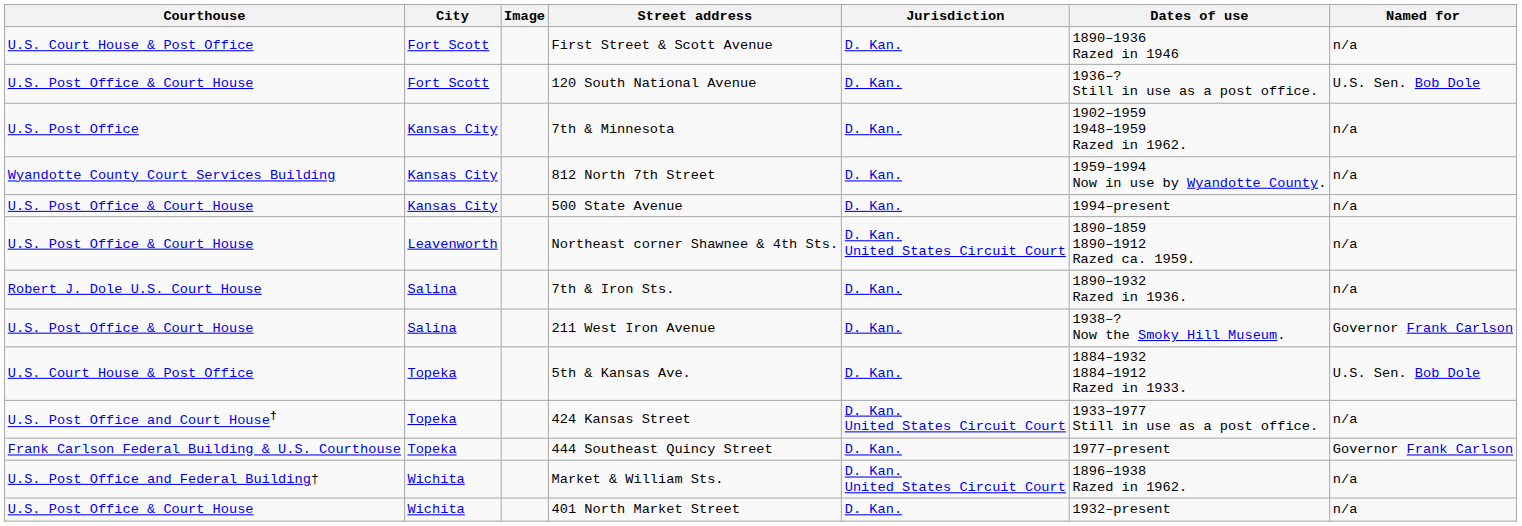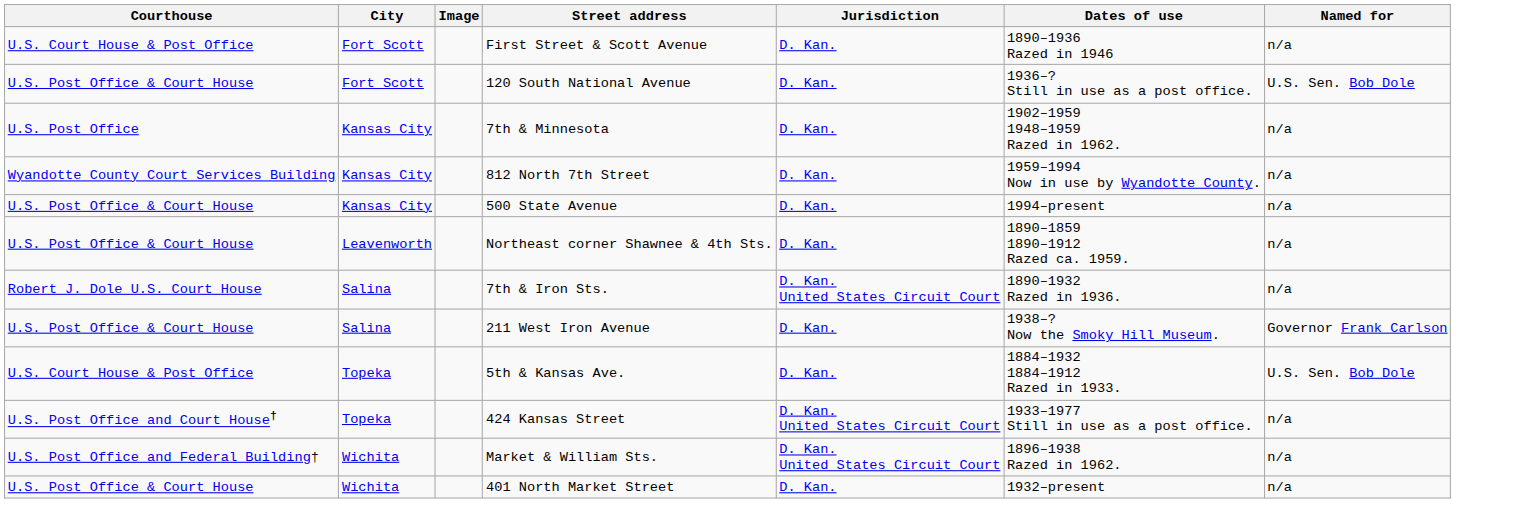(955, 244) D. Kan. United States Circuit Court -> (808, 244) D. Kan.
(873, 290) D. Kan. -> (890, 290) D. Kan. United States Circuit Court
- row: (662, 449)
